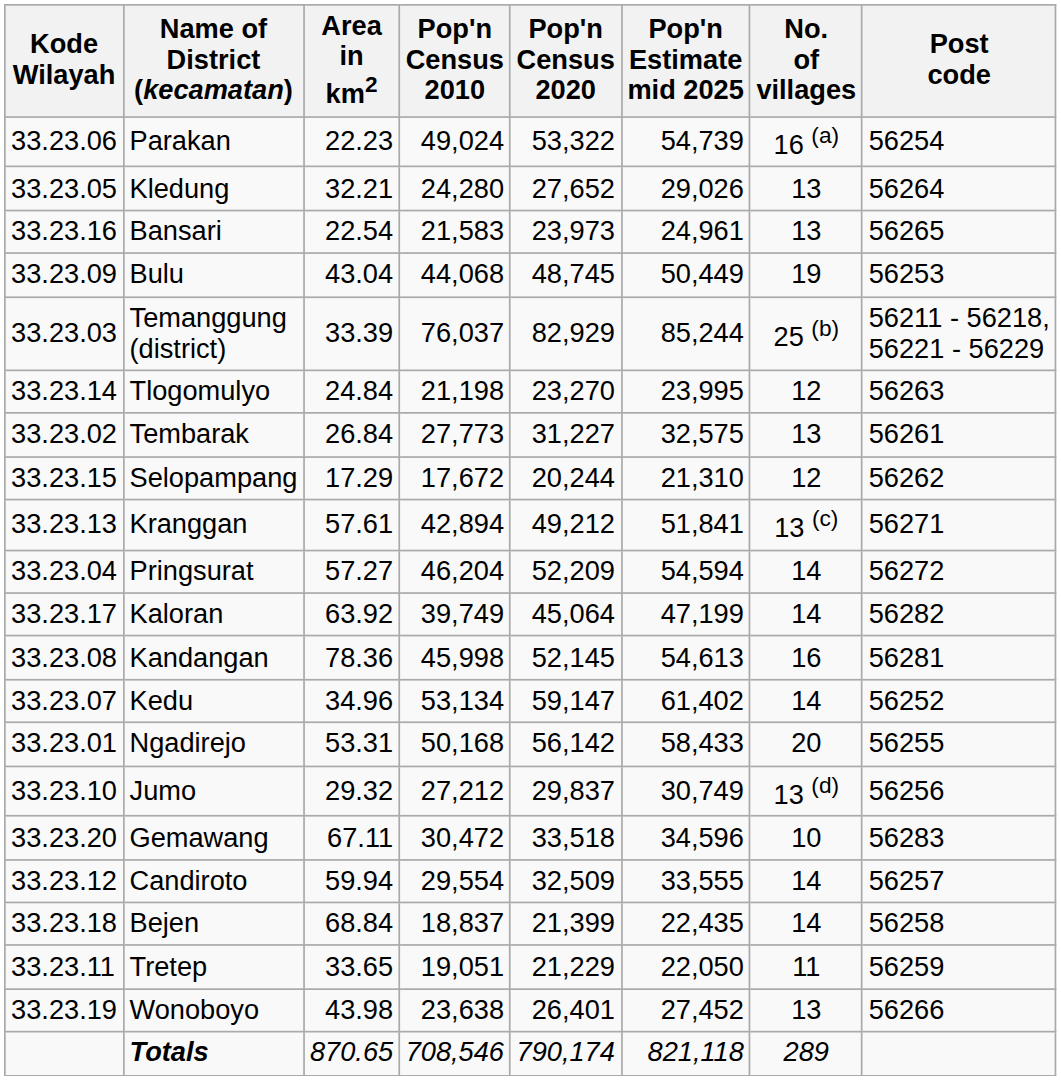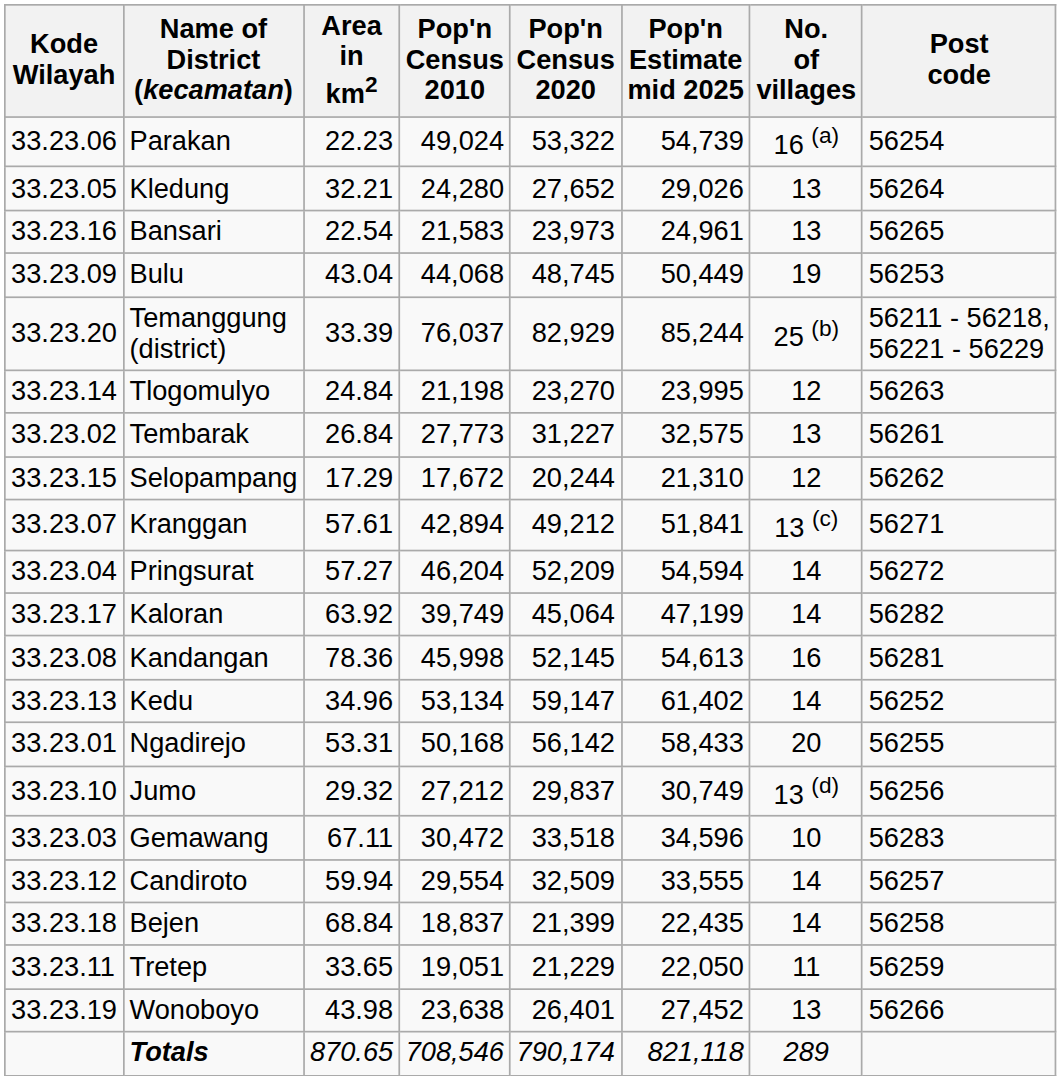(64, 332) 33.23.03 -> (64, 332) 33.23.20
(64, 524) 33.23.13 -> (64, 524) 33.23.07
(64, 700) 33.23.07 -> (64, 700) 33.23.13
(64, 837) 33.23.20 -> (64, 837) 33.23.03
